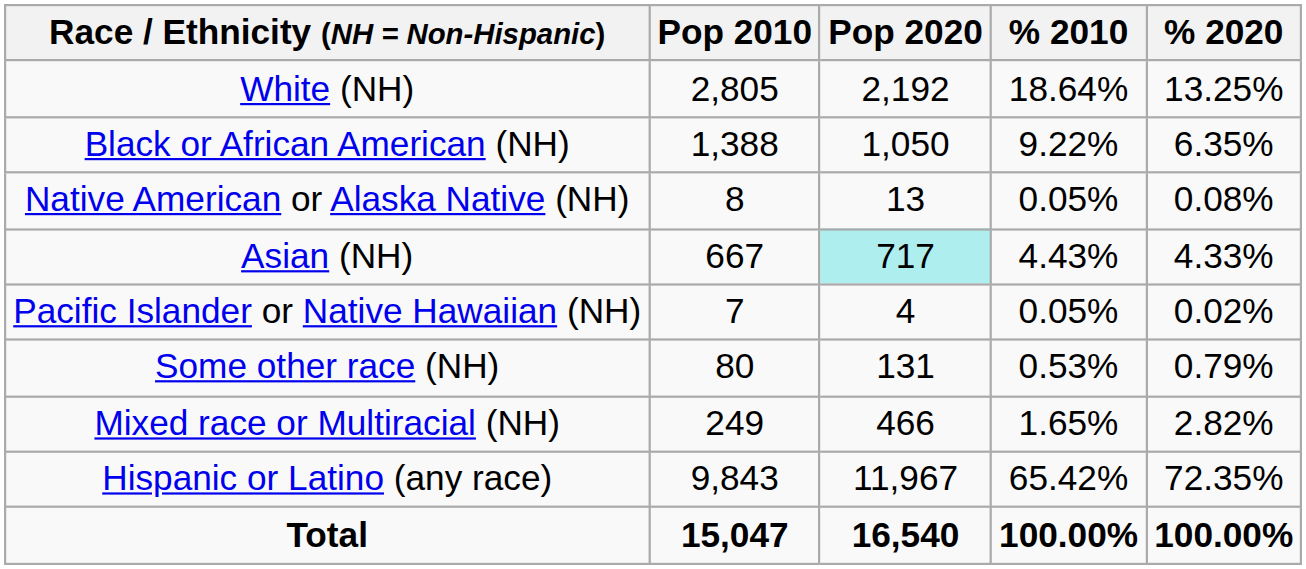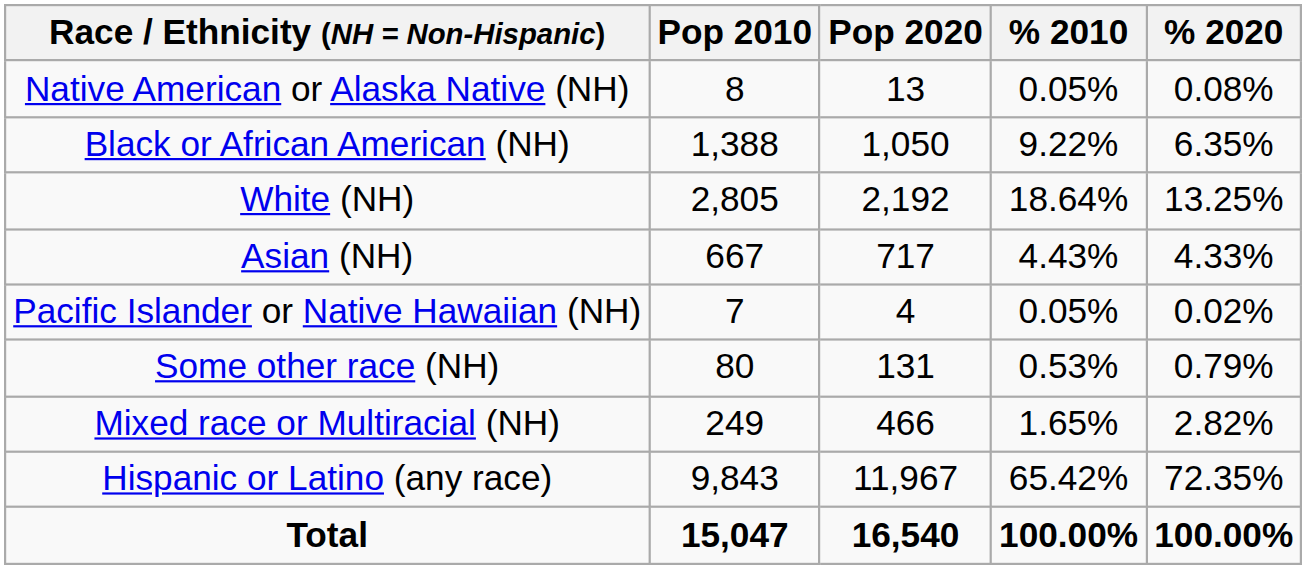rows swapped: (327, 88) <-> (327, 199)
(906, 255) paleturquoise background -> (906, 255) no background
